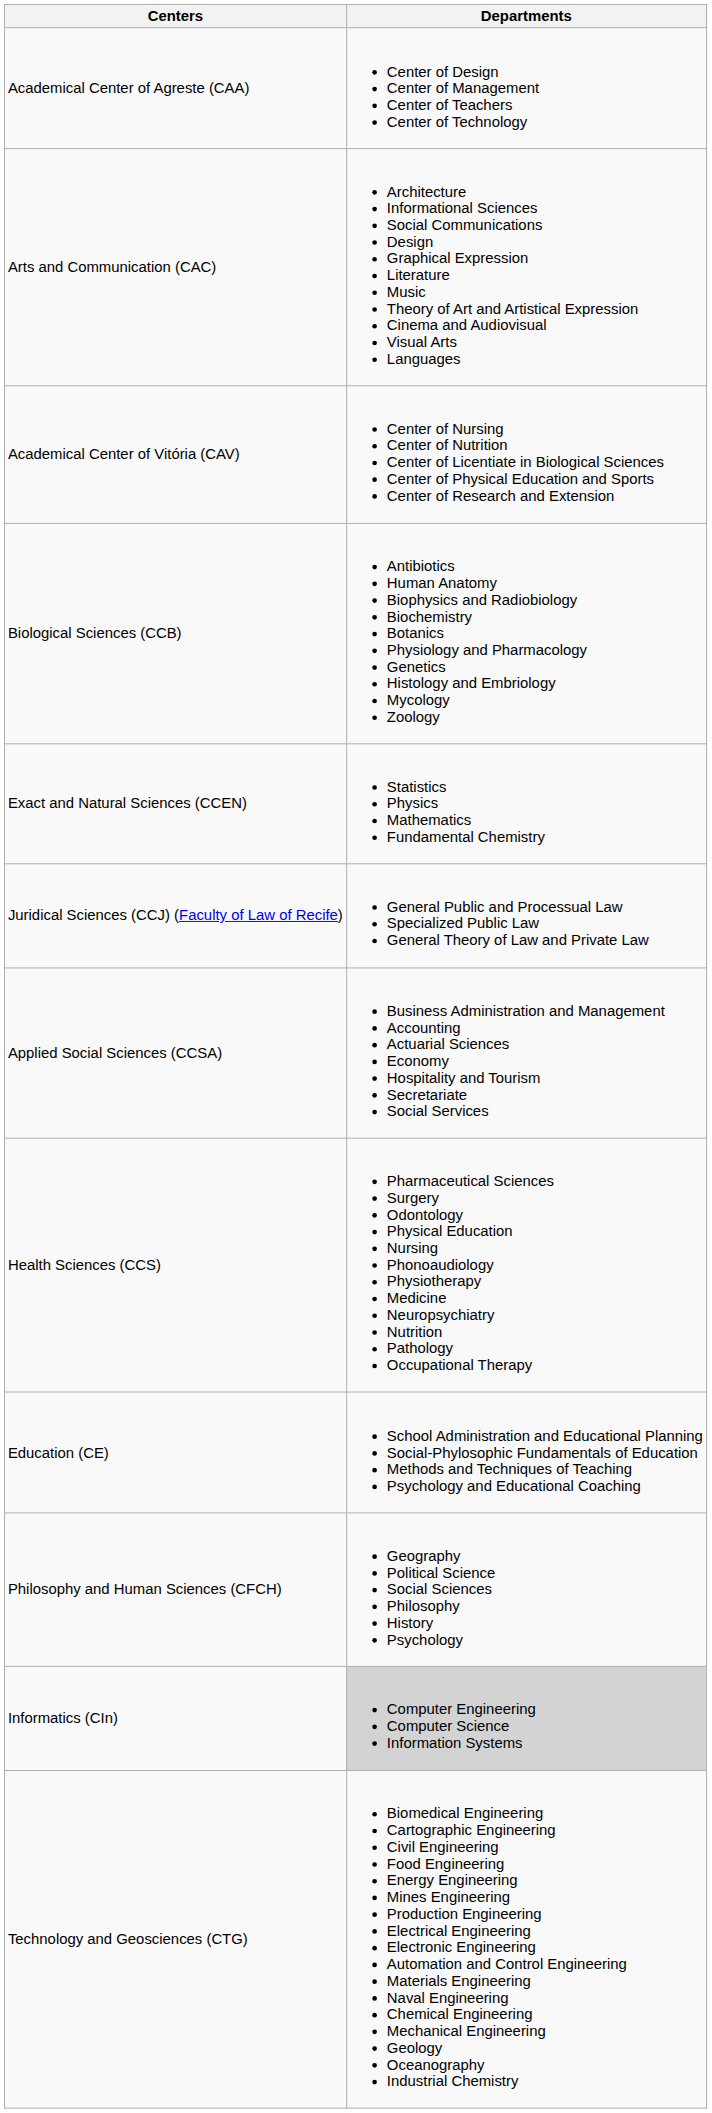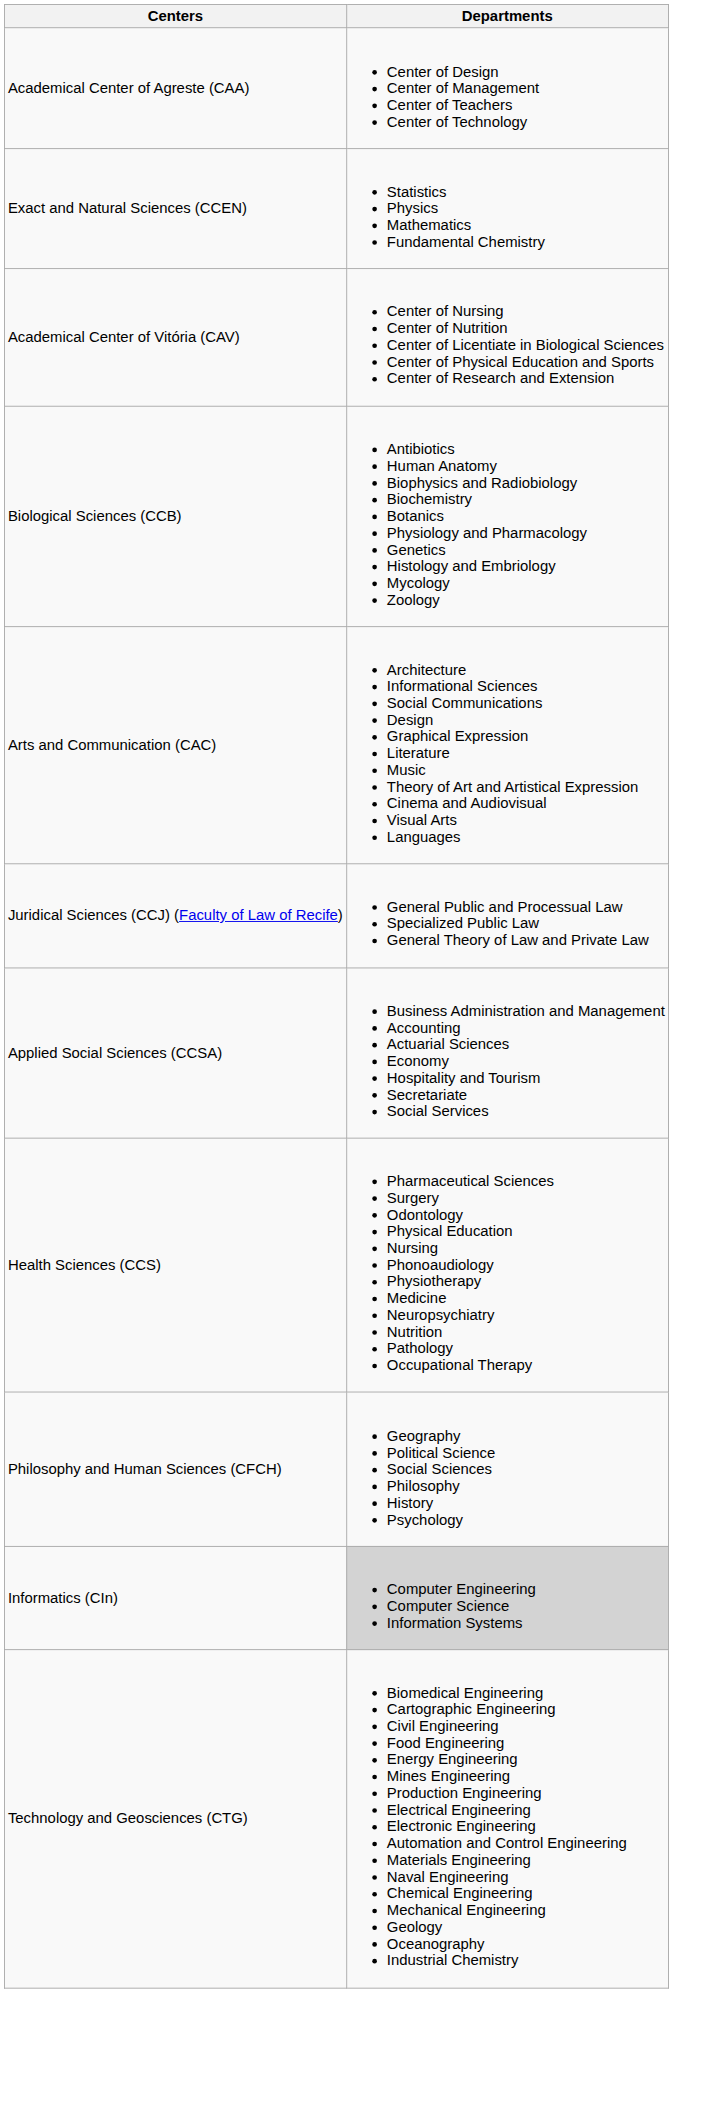rows swapped: (112, 267) <-> (127, 803)
- row: (58, 1452)
